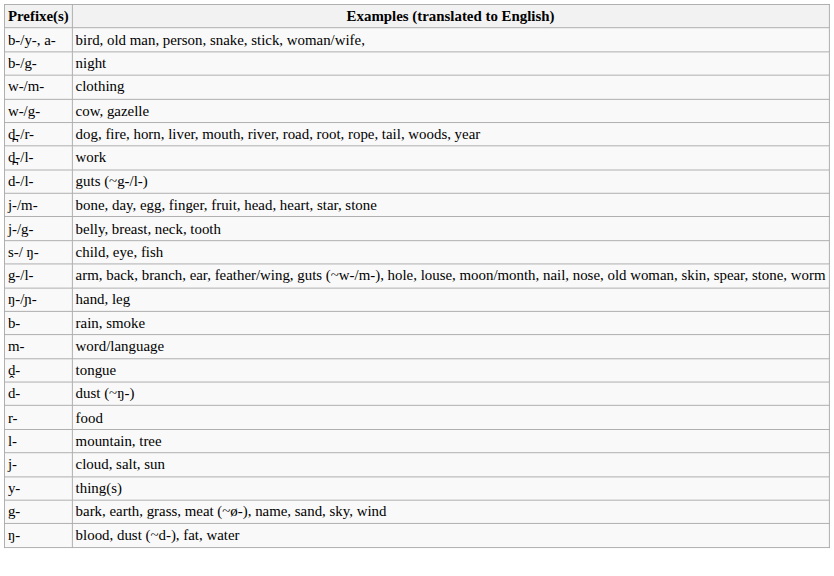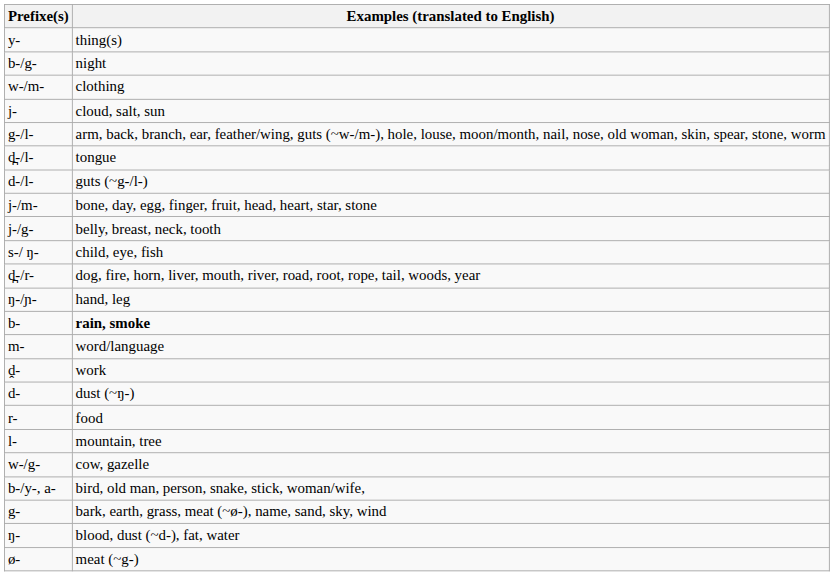rows swapped: (32, 39) <-> (14, 488)
rows swapped: (24, 110) <-> (12, 464)
rows swapped: (21, 134) <-> (21, 275)
(91, 157) work -> (96, 157) tongue
(110, 323) normal -> (113, 323) bold
(96, 370) tongue -> (91, 370) work
+ row: (14, 559)
